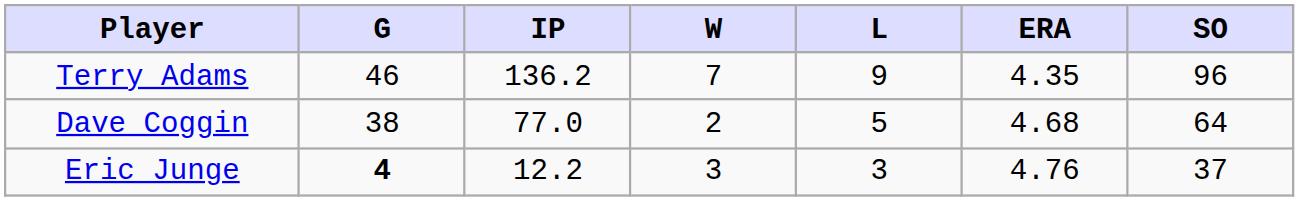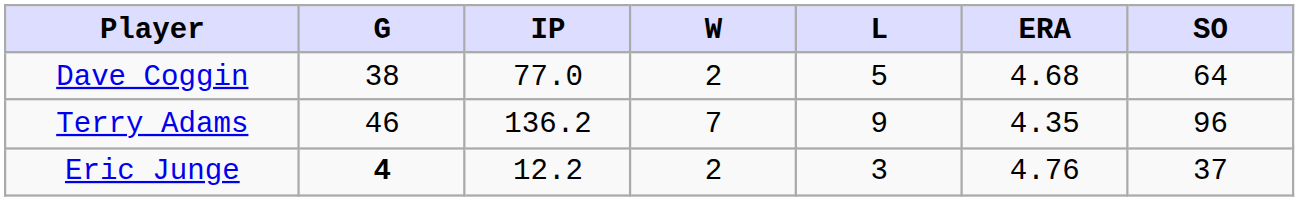rows swapped: (152, 76) <-> (152, 124)
(714, 171) 3 -> (714, 171) 2
